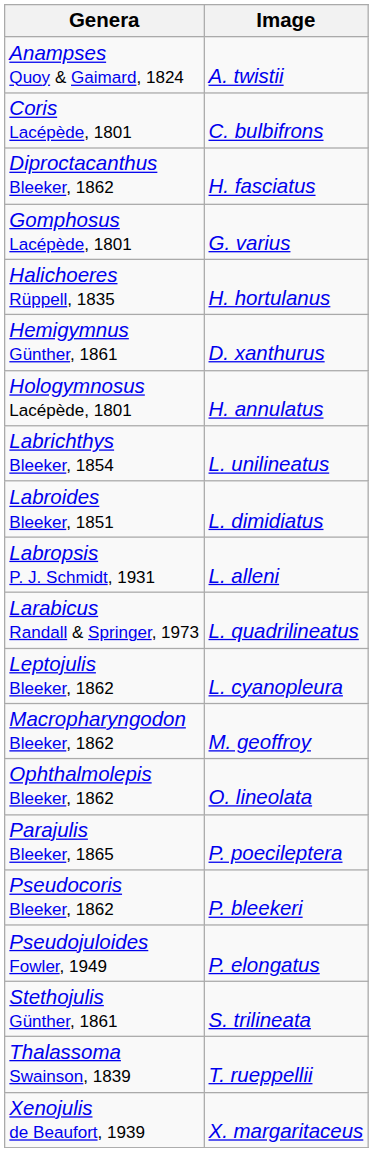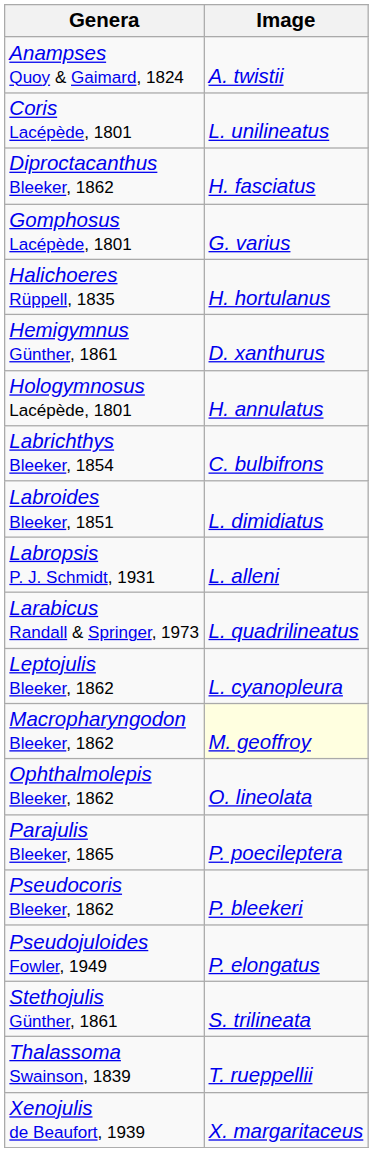(266, 131) C. bulbifrons -> (269, 131) L. unilineatus
(269, 464) L. unilineatus -> (266, 464) C. bulbifrons
(260, 742) no background -> (260, 742) lightyellow background
